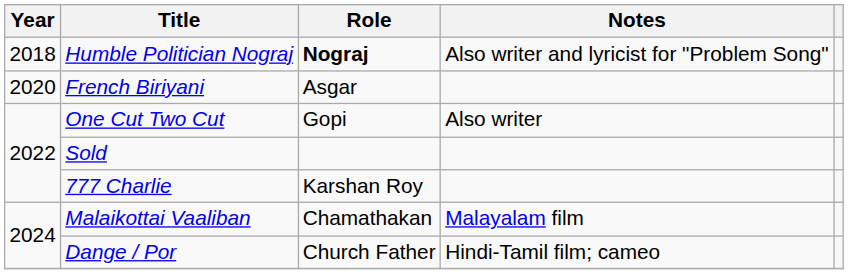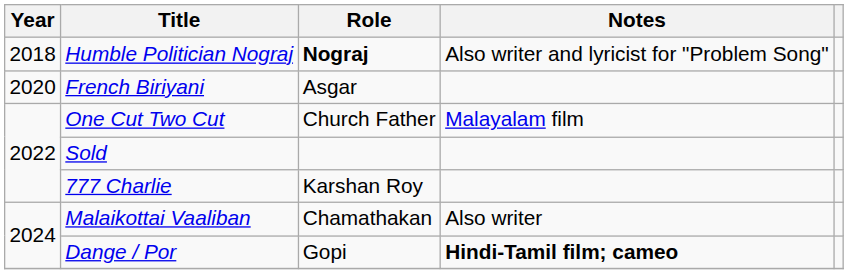(325, 119) Gopi -> (369, 119) Church Father
(494, 119) Also writer -> (515, 119) Malayalam film
(515, 218) Malayalam film -> (494, 218) Also writer
(369, 251) Church Father -> (325, 251) Gopi
(553, 251) normal -> (562, 251) bold
